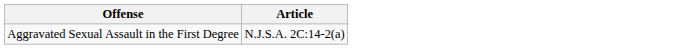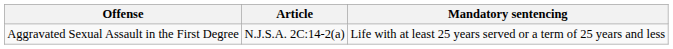+ column: (508, 14)
